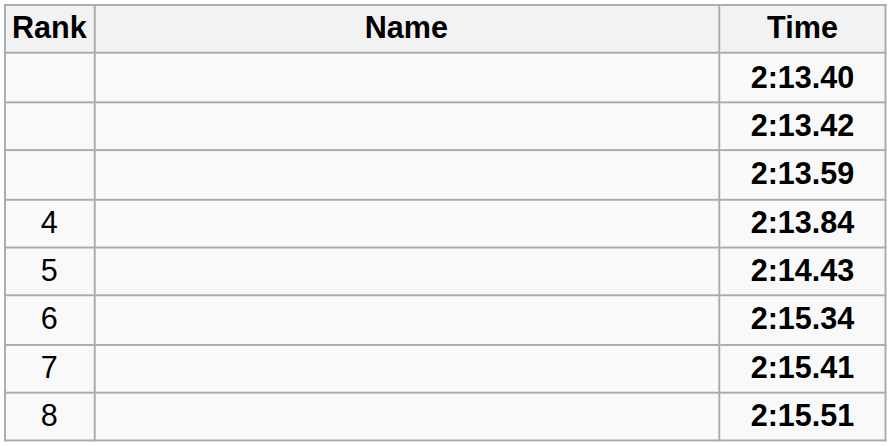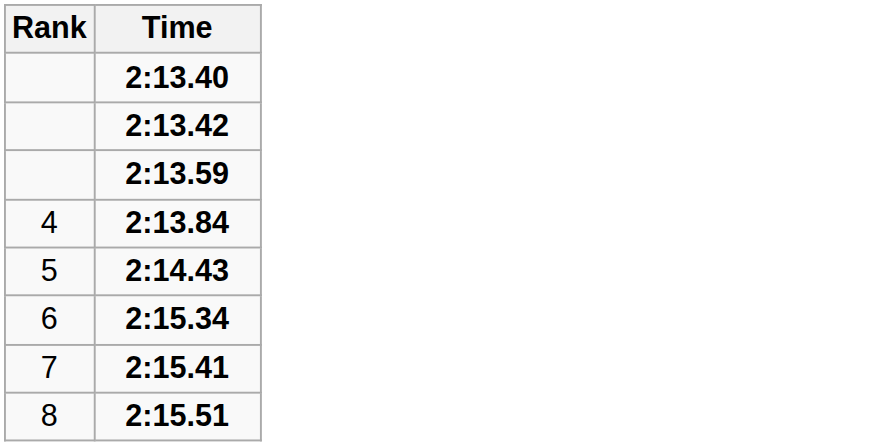- column: (406, 28)
